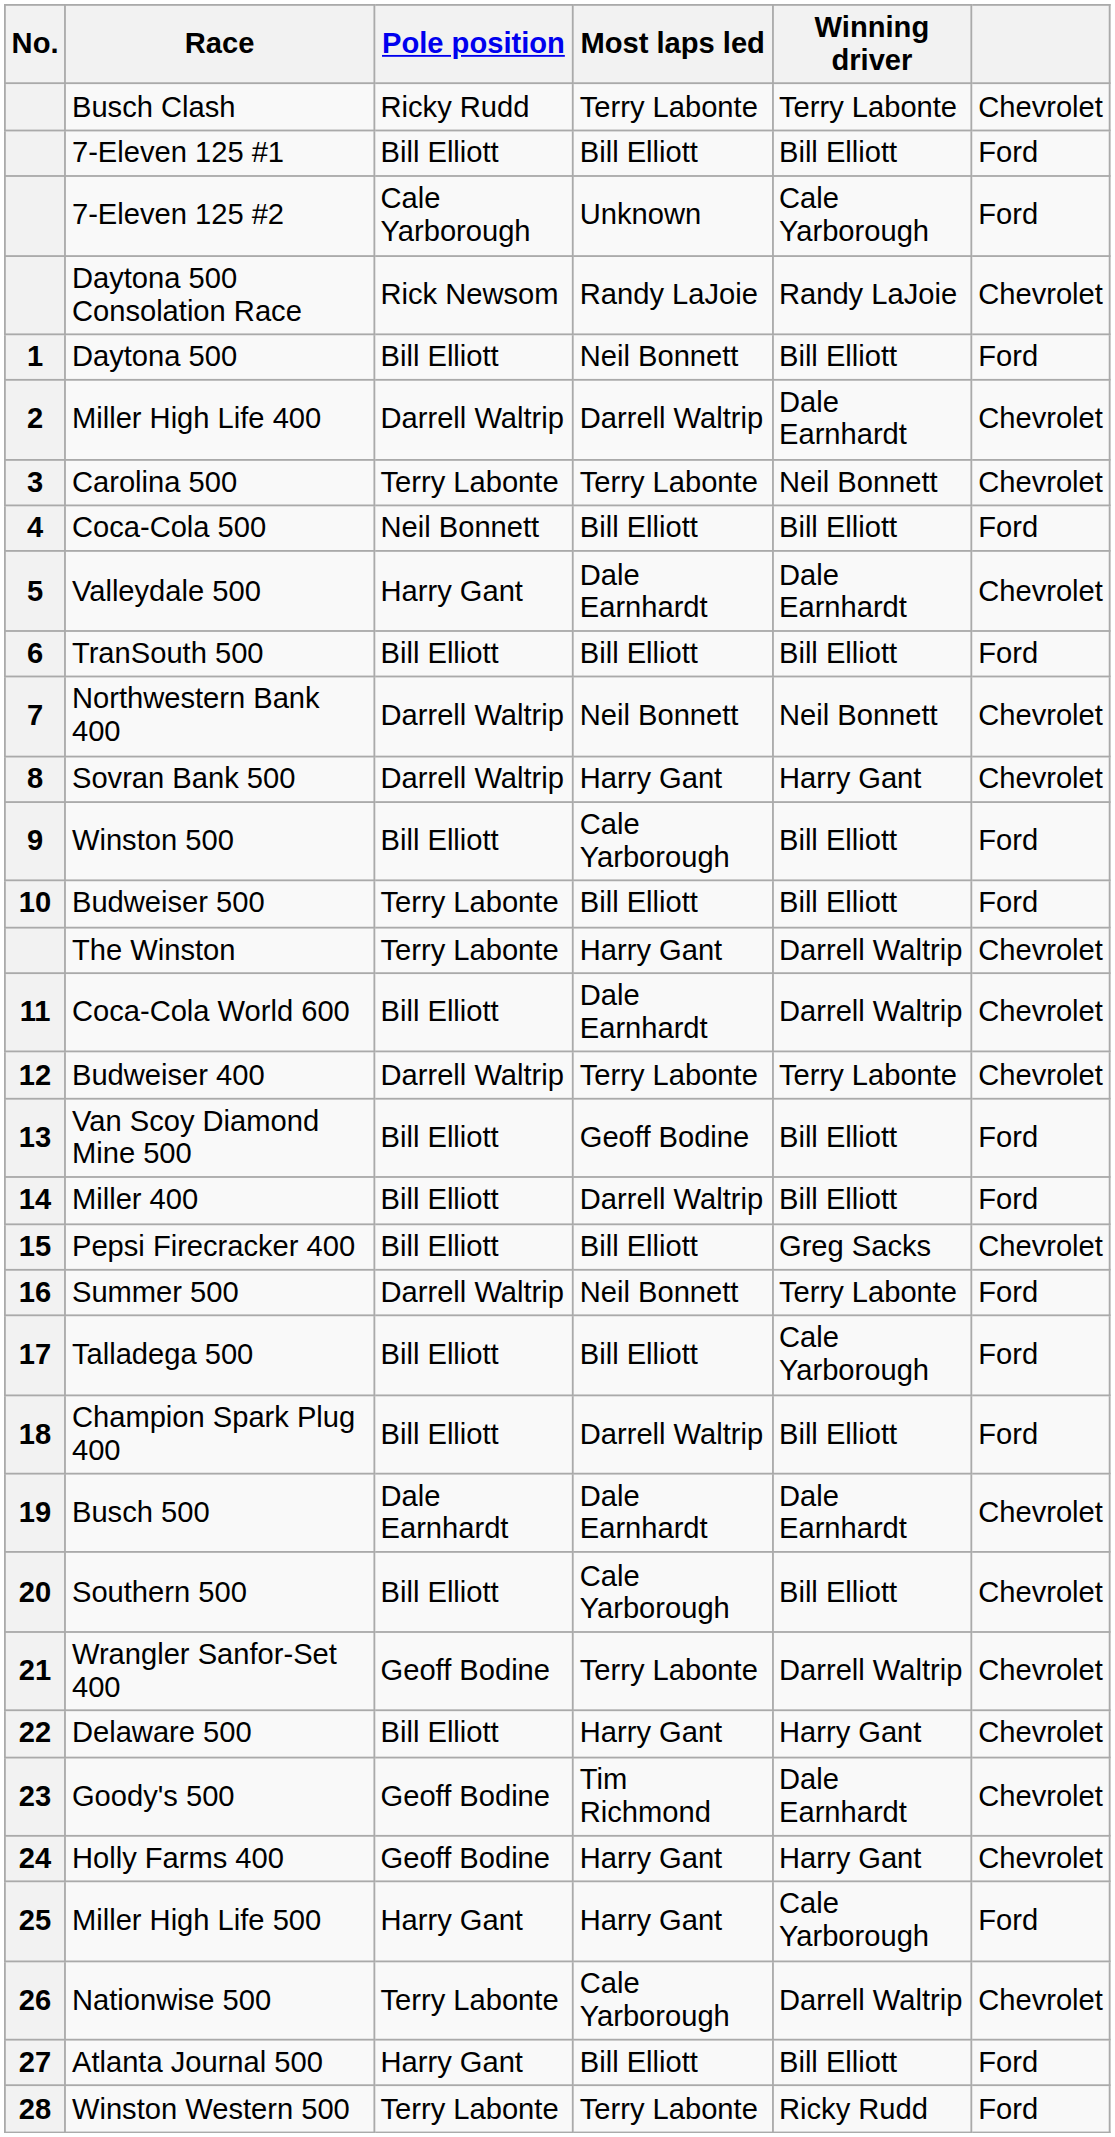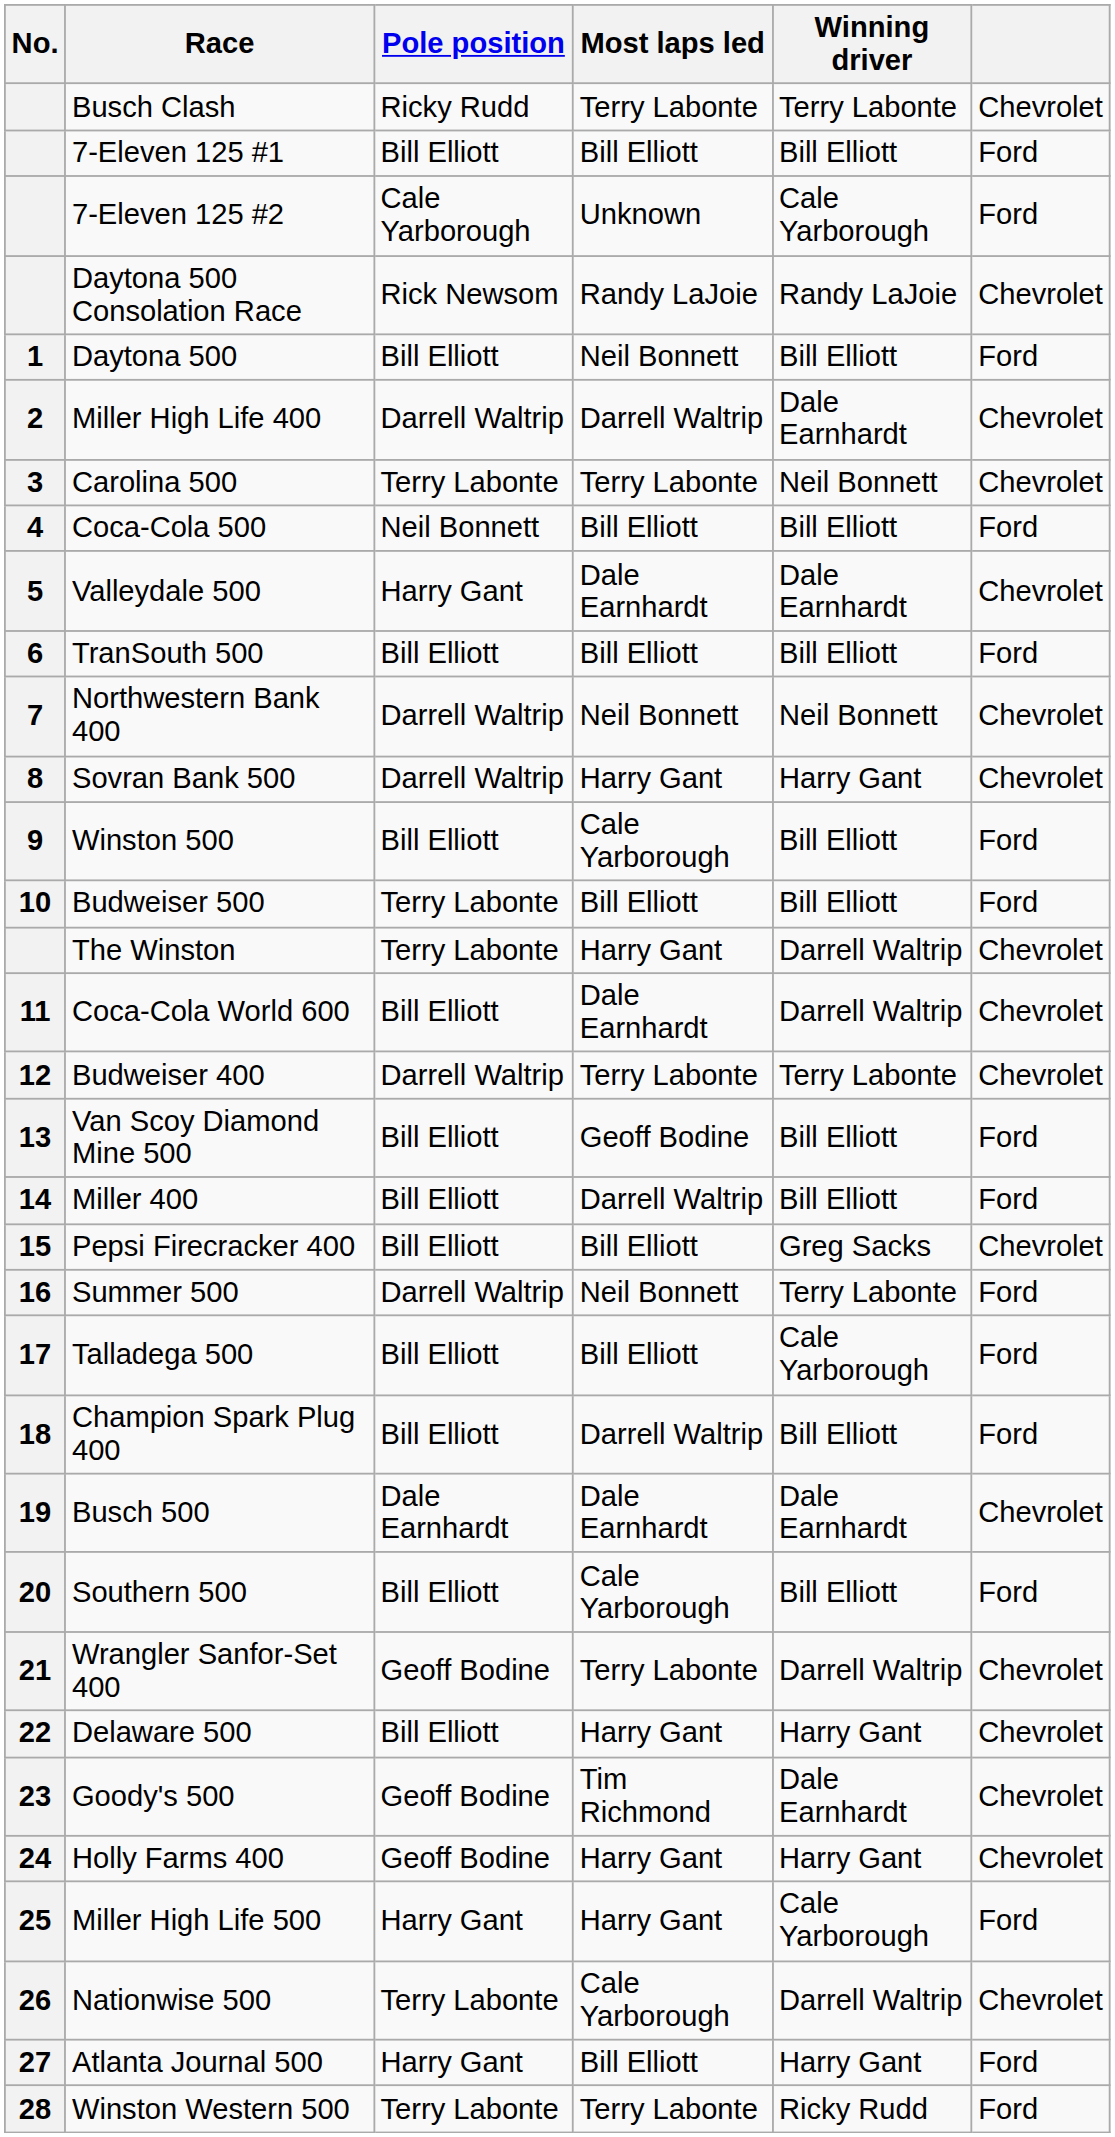(1041, 1591) Chevrolet -> (1008, 1591) Ford
(838, 2062) Bill Elliott -> (850, 2062) Harry Gant
